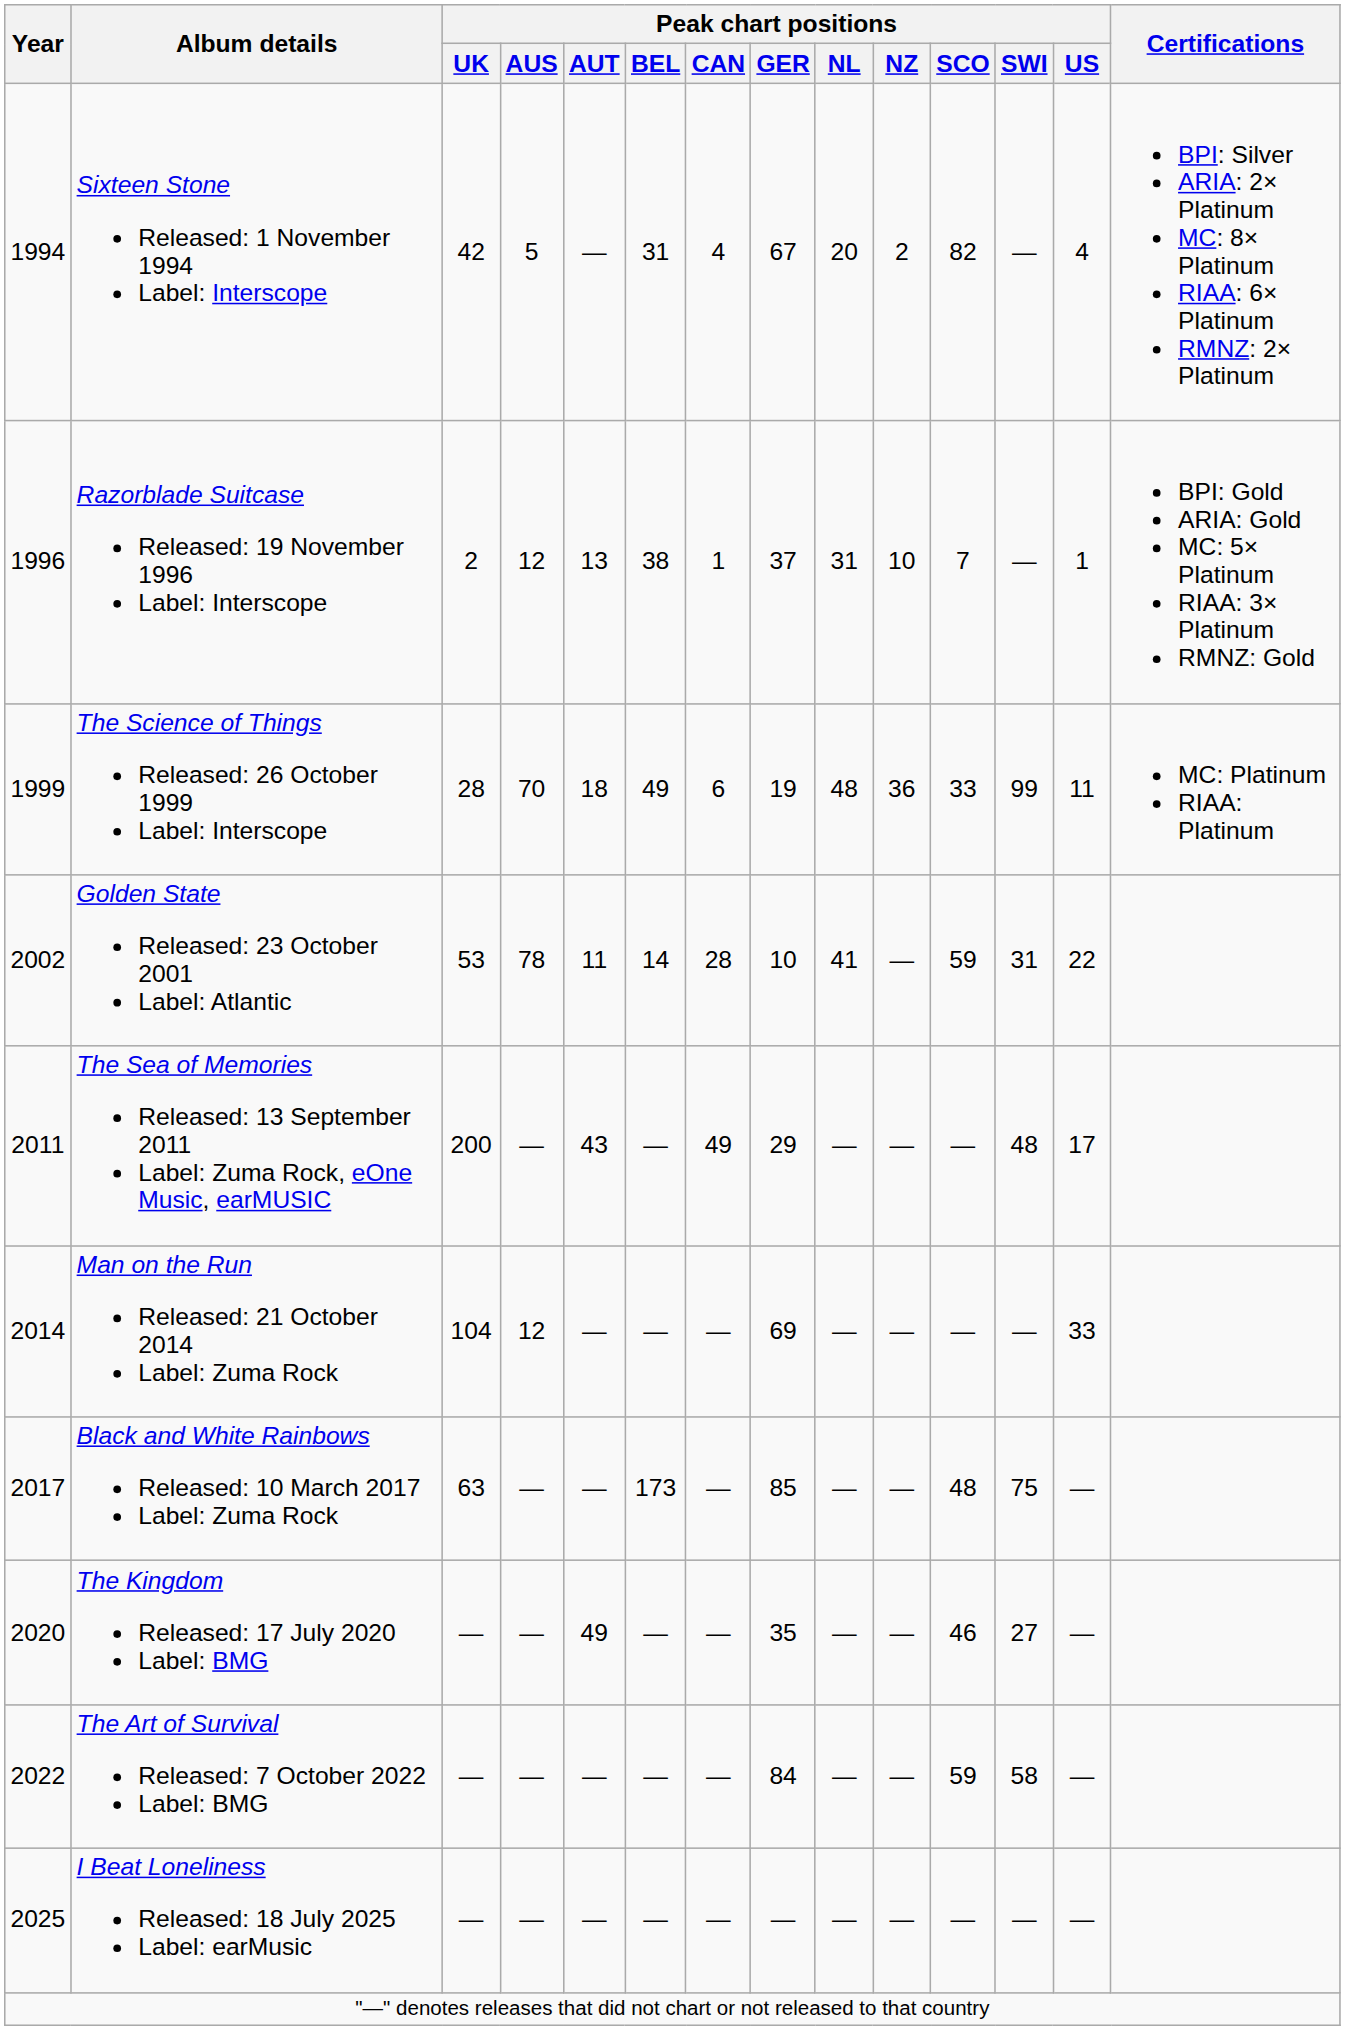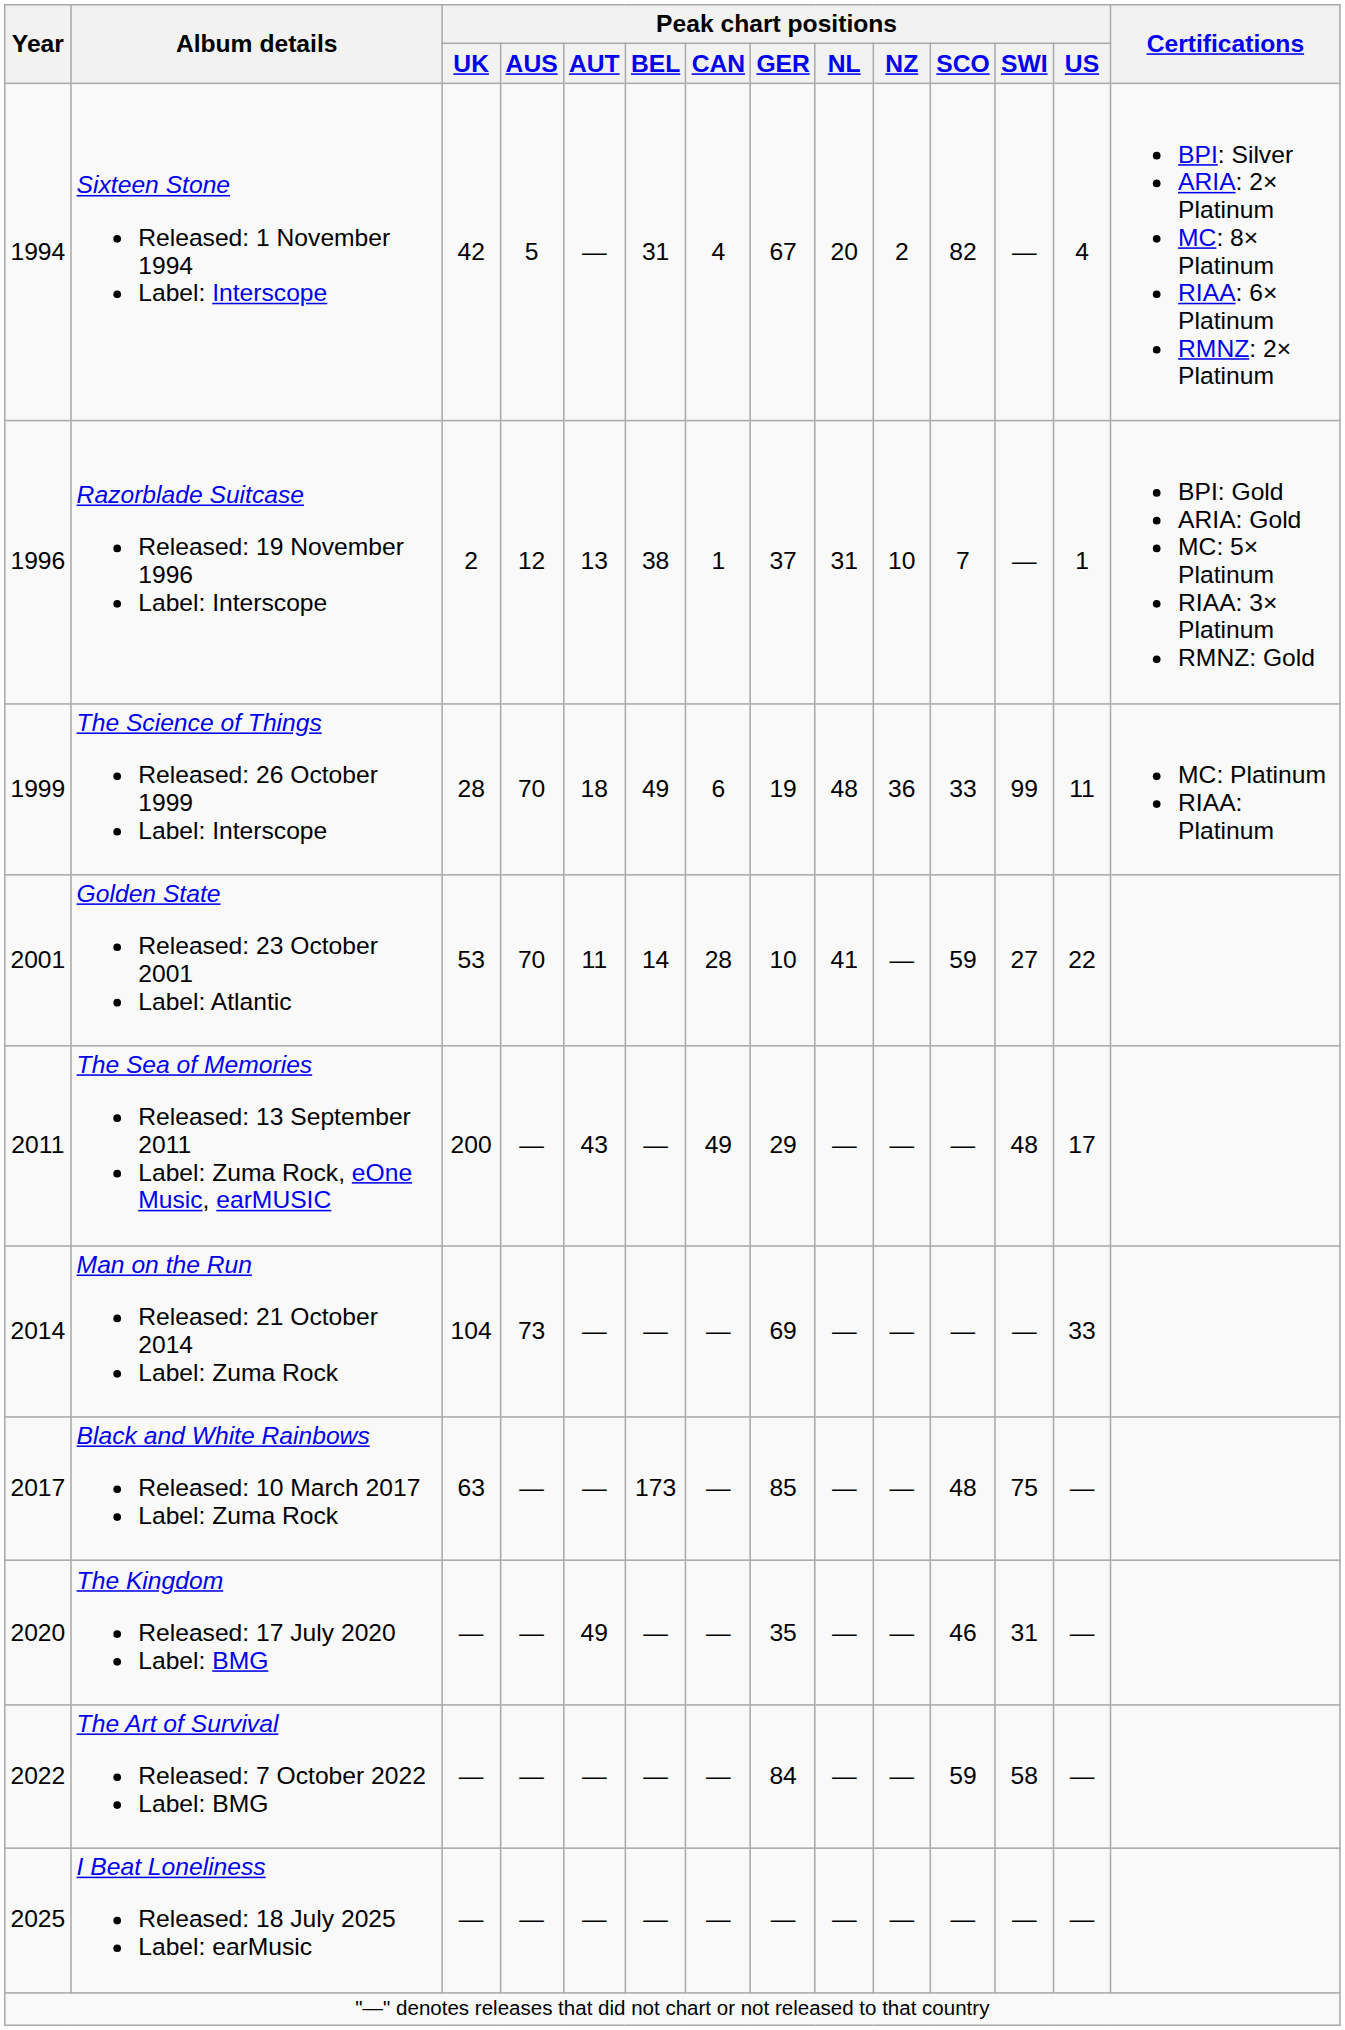(38, 960) 2002 -> (38, 960) 2001
(532, 960) 78 -> (532, 960) 70
(1024, 960) 31 -> (1024, 960) 27
(532, 1330) 12 -> (532, 1330) 73
(1024, 1632) 27 -> (1024, 1632) 31
